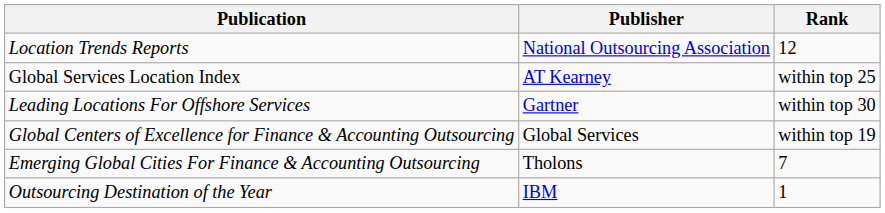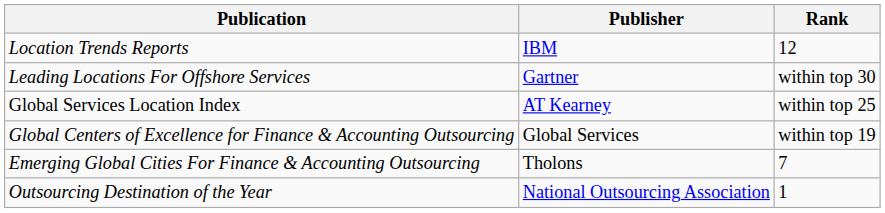(646, 47) National Outsourcing Association -> (540, 47) IBM
rows swapped: (125, 76) <-> (159, 105)
(540, 192) IBM -> (646, 192) National Outsourcing Association
